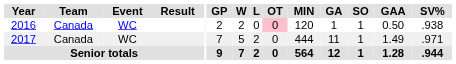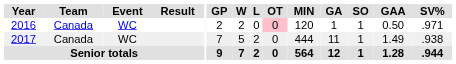(432, 25) .938 -> (432, 25) .971
(432, 39) .971 -> (432, 39) .938
